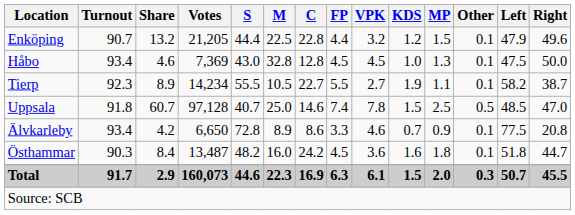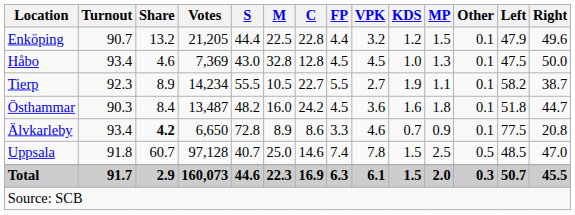rows swapped: (31, 107) <-> (41, 152)
(166, 130) normal -> (166, 130) bold
